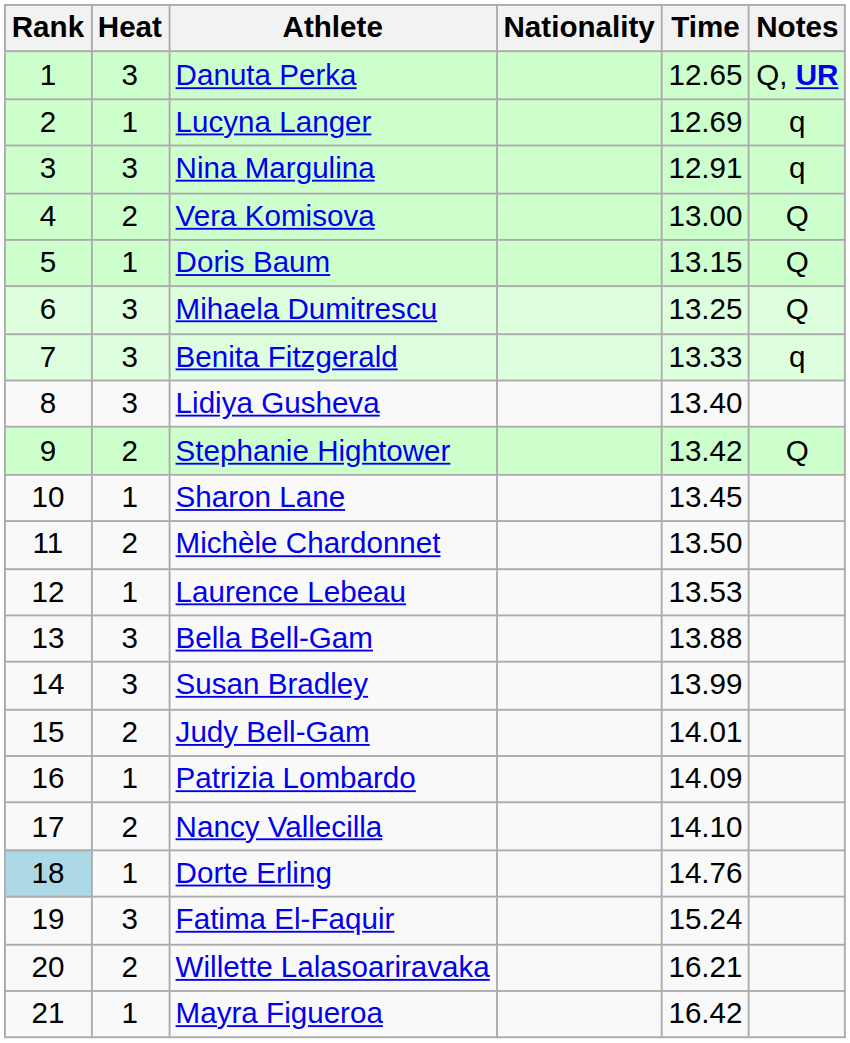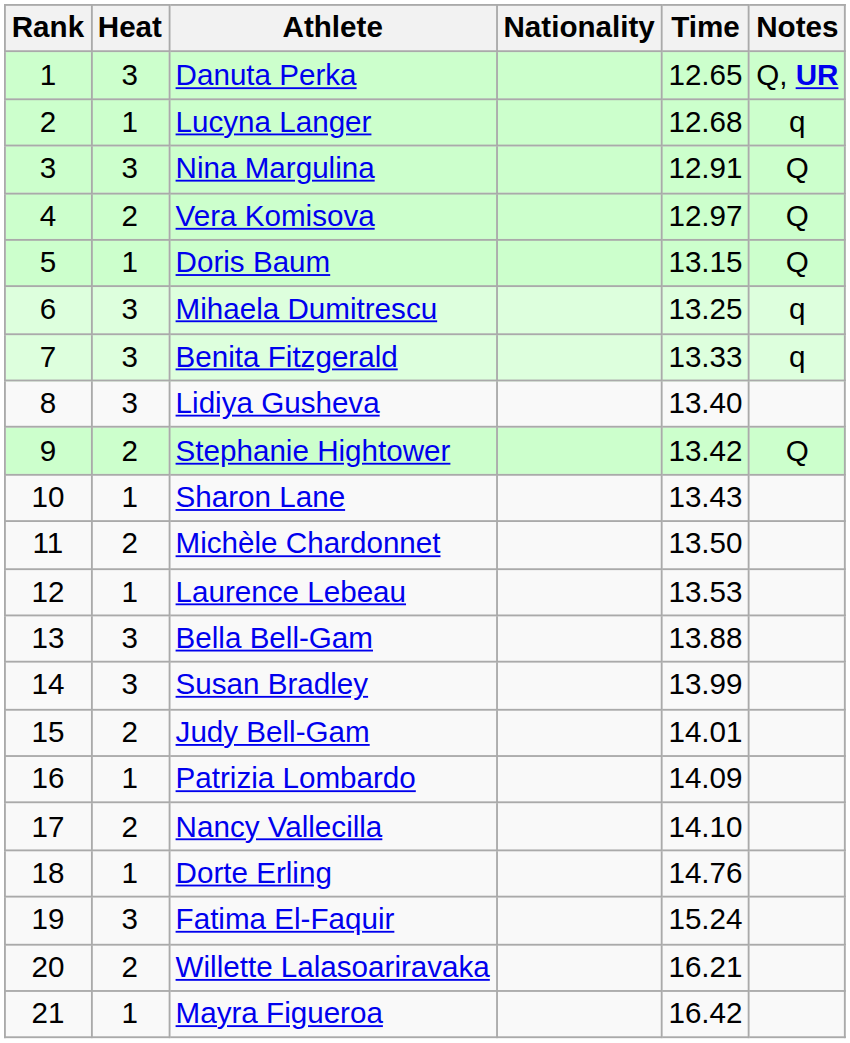(705, 121) 12.69 -> (705, 121) 12.68
(797, 168) q -> (797, 168) Q
(705, 215) 13.00 -> (705, 215) 12.97
(797, 309) Q -> (797, 309) q
(705, 497) 13.45 -> (705, 497) 13.43
(48, 872) lightblue background -> (48, 872) no background
